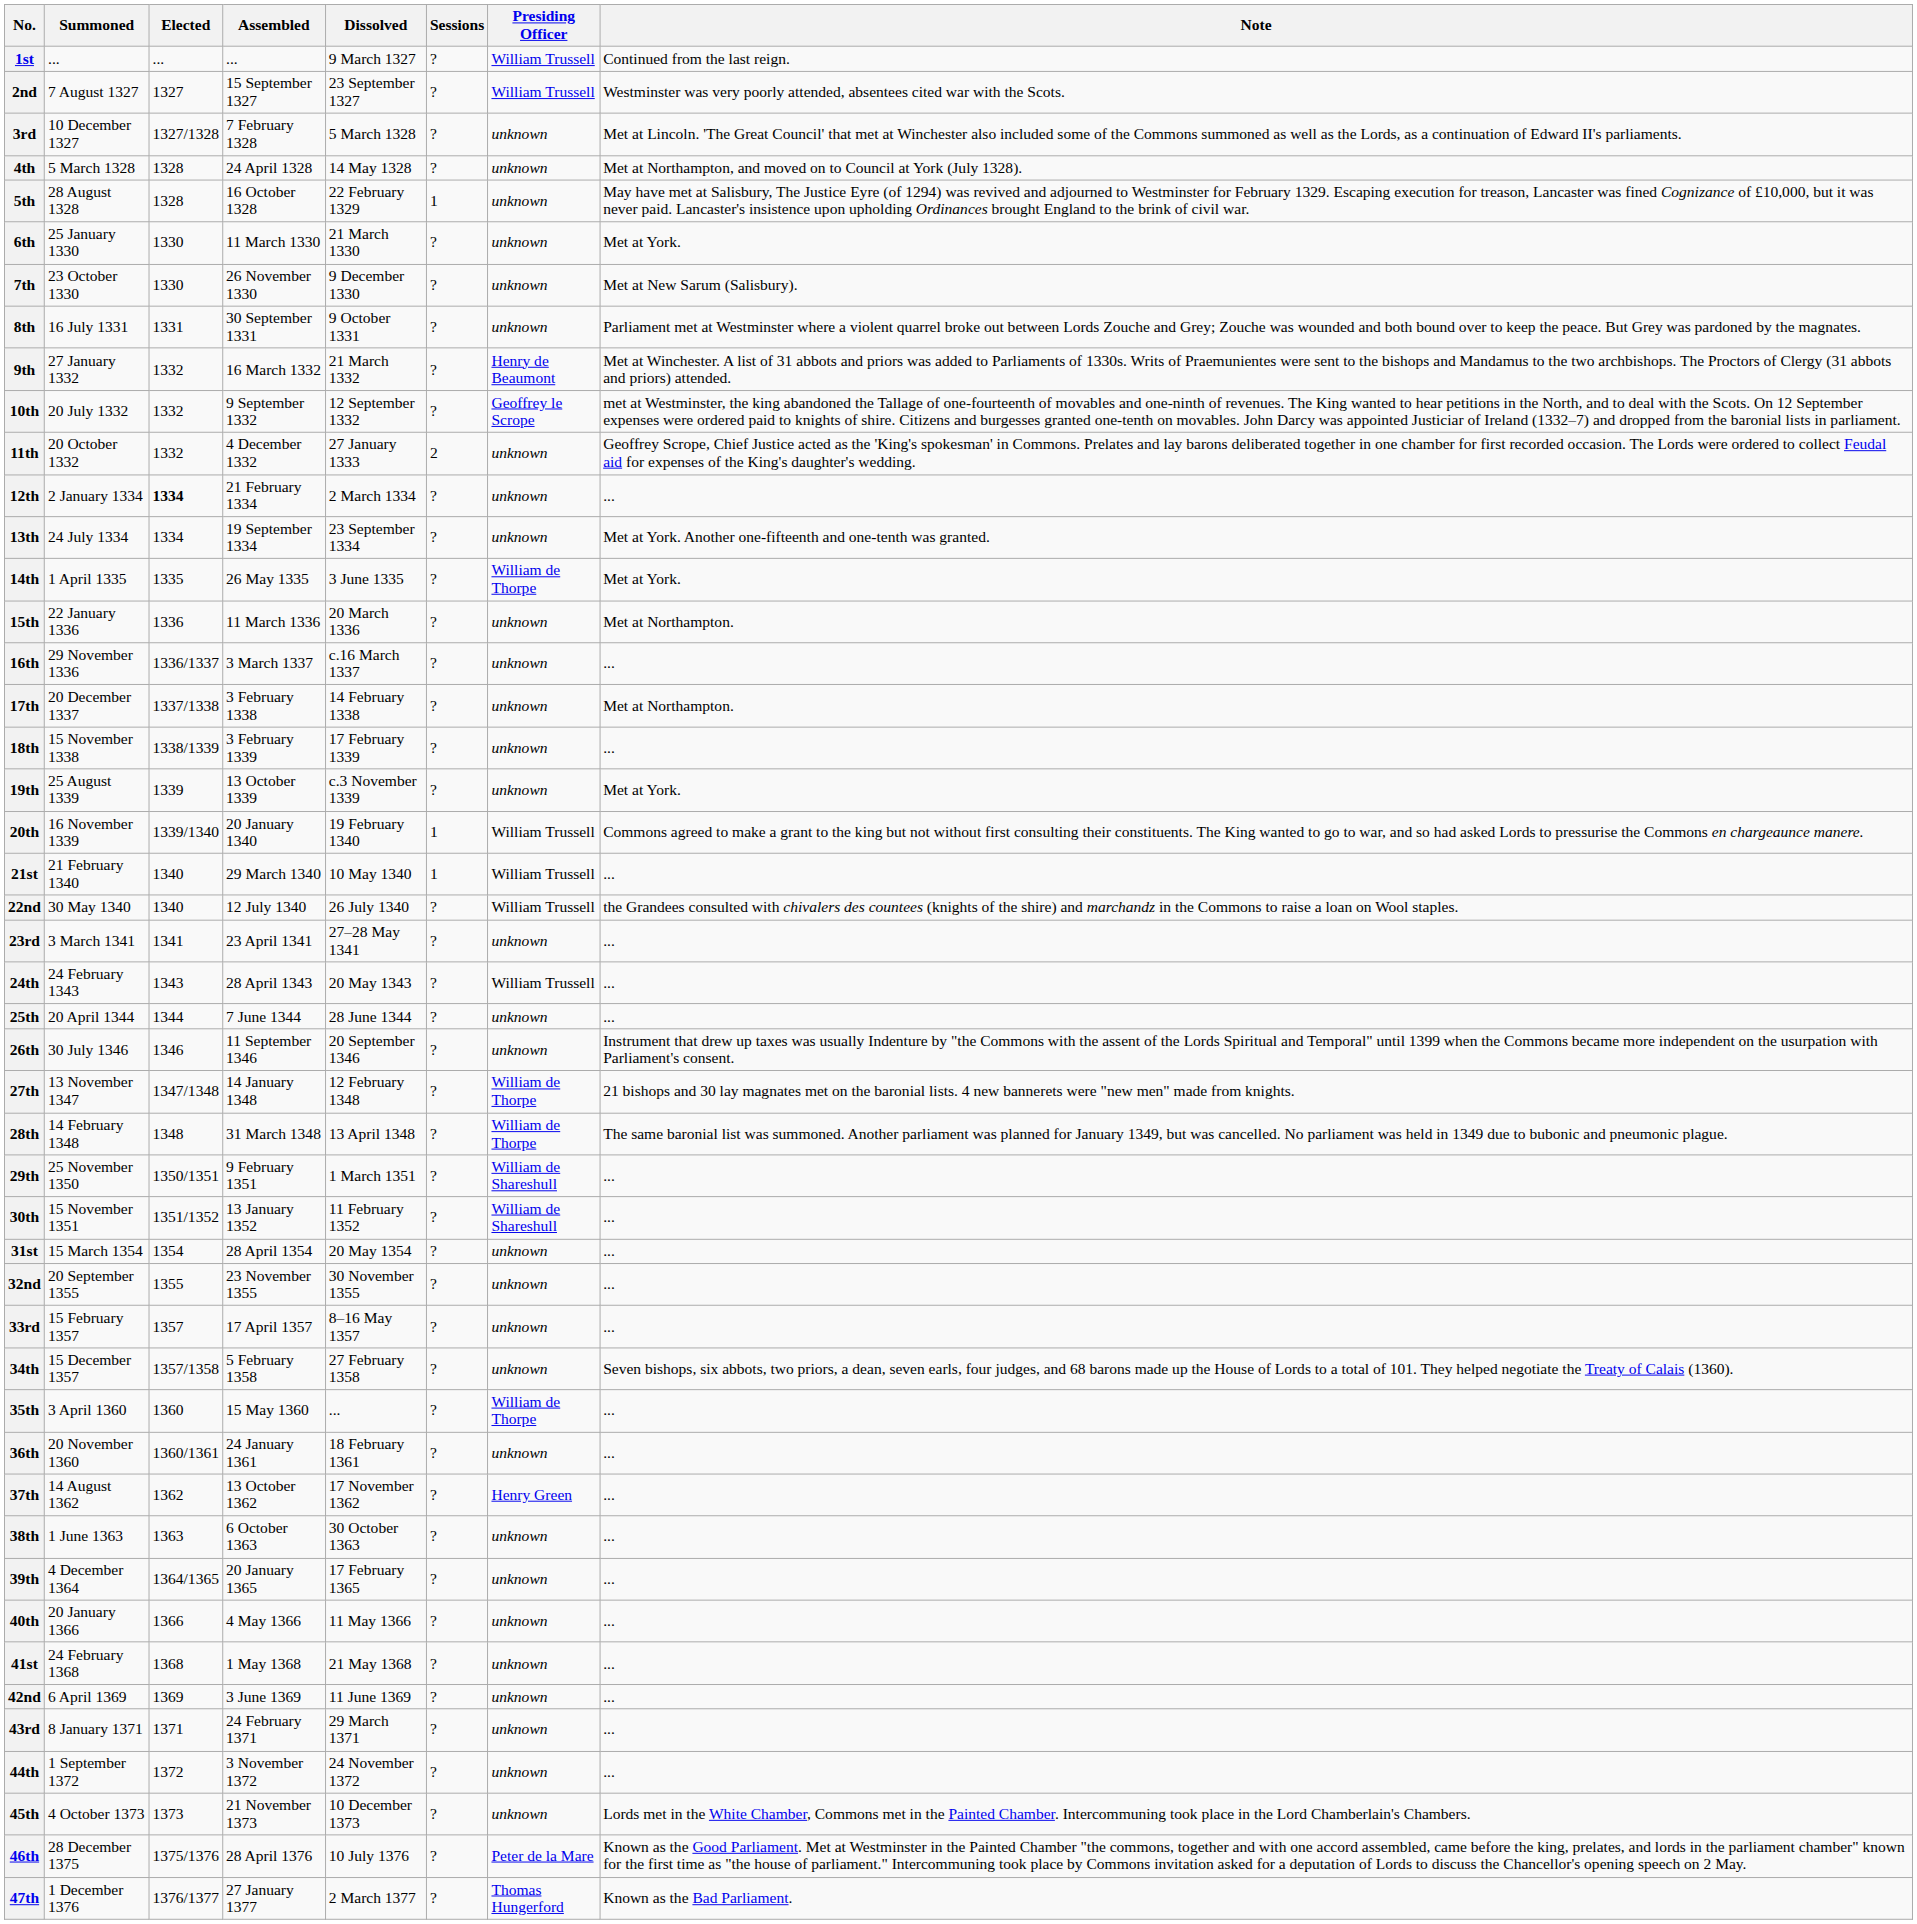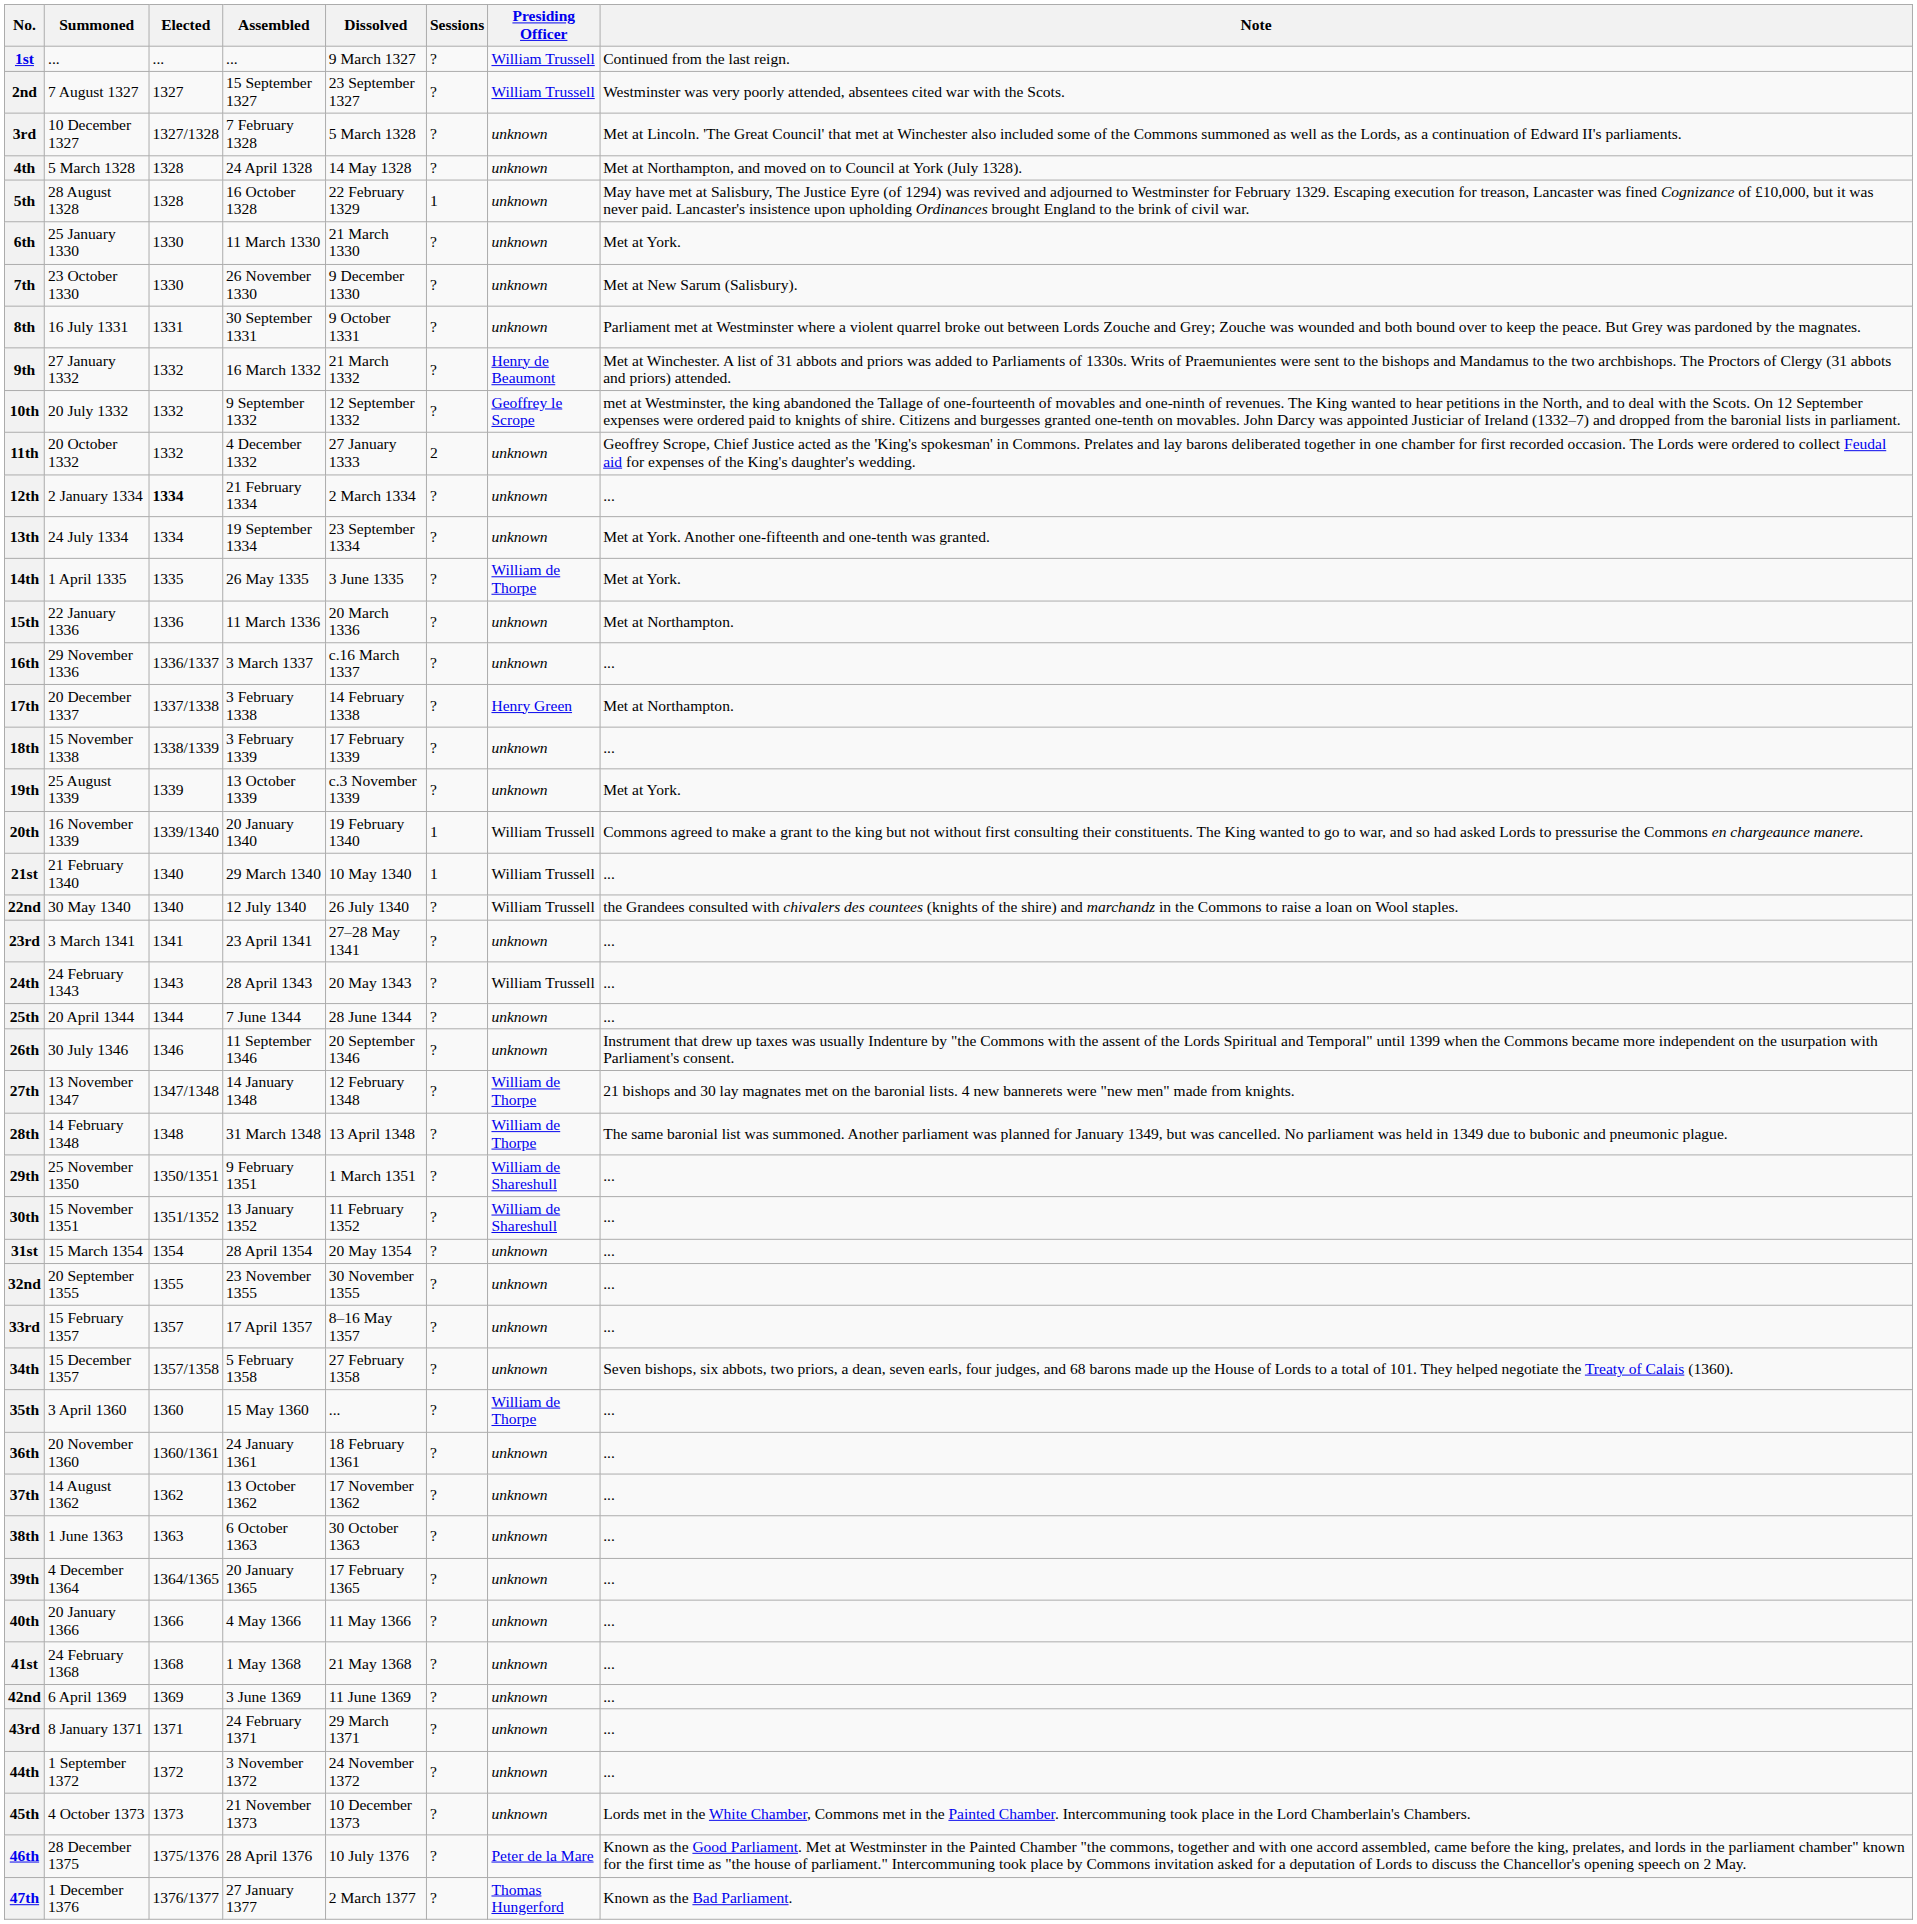(519, 705) unknown -> (532, 705) Henry Green
(532, 1494) Henry Green -> (519, 1494) unknown
